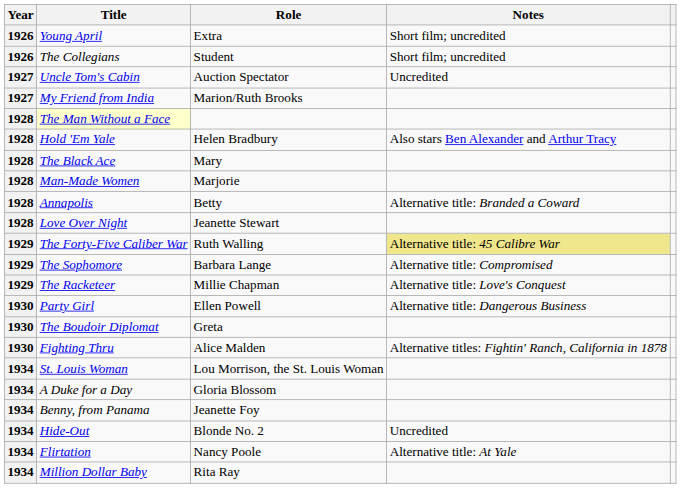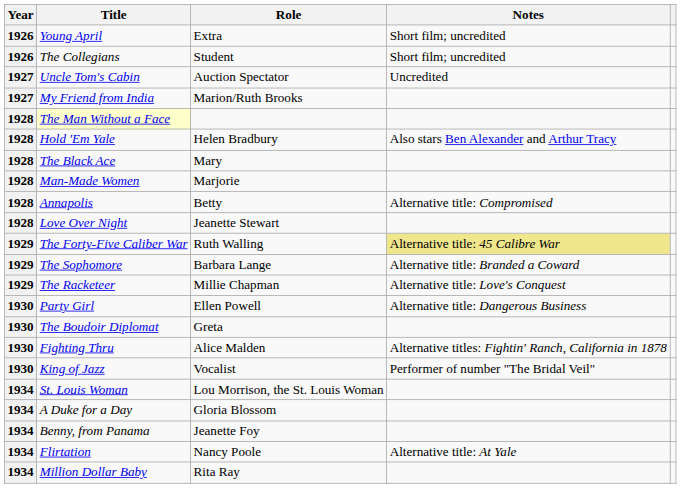(485, 202) Alternative title: Branded a Coward -> (471, 202) Alternative title: Compromised
(471, 264) Alternative title: Compromised -> (485, 264) Alternative title: Branded a Coward
+ row: (72, 368)
- row: (65, 431)
